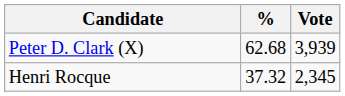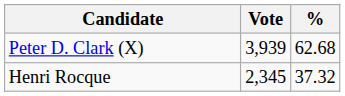columns swapped: (315, 18) <-> (266, 18)
